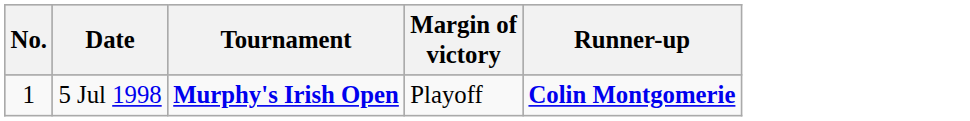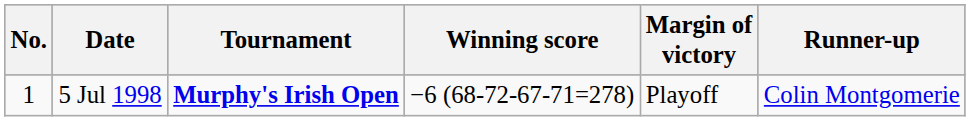+ column: (522, 39)
(632, 95) bold -> (862, 95) normal
